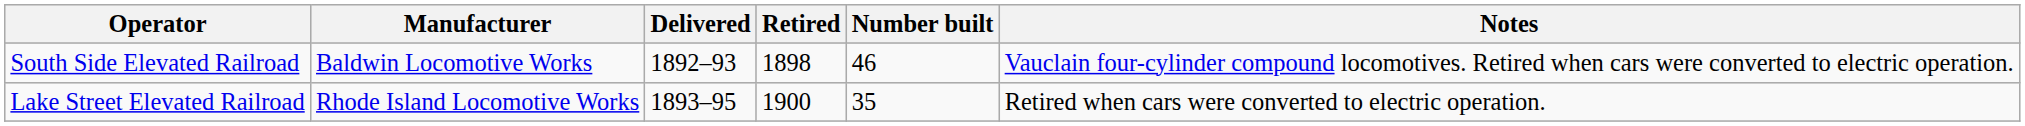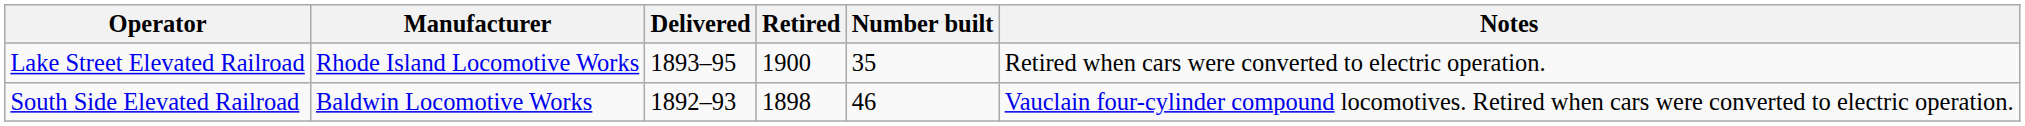rows swapped: (155, 62) <-> (158, 101)
